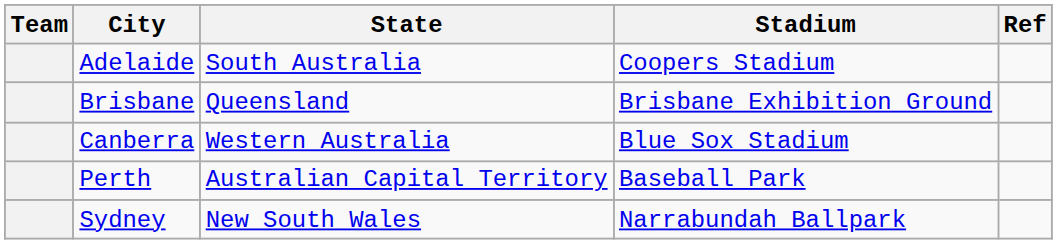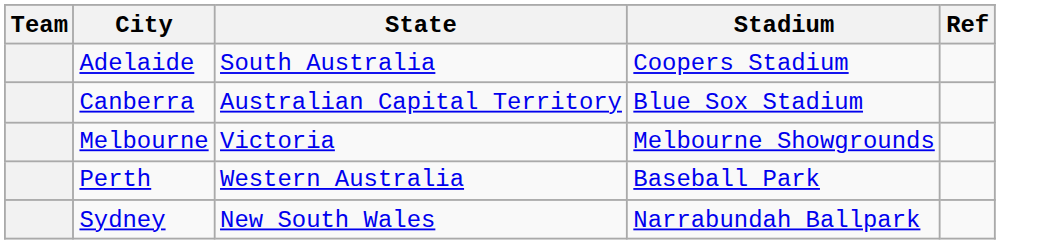- row: (137, 102)
(328, 141) Western Australia -> (421, 102) Australian Capital Territory
+ row: (144, 141)
(407, 180) Australian Capital Territory -> (342, 180) Western Australia
